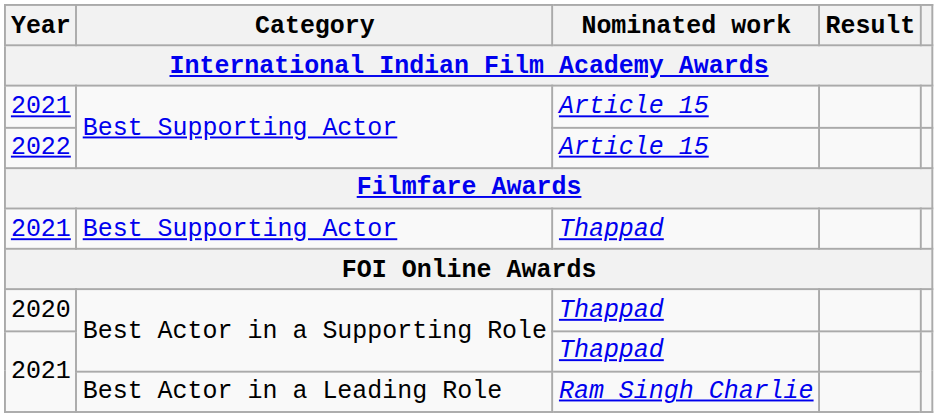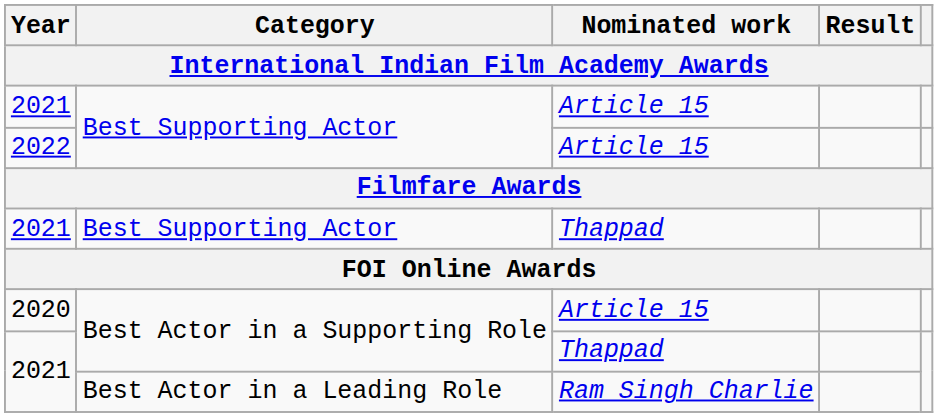(611, 310) Thappad -> (634, 310) Article 15
